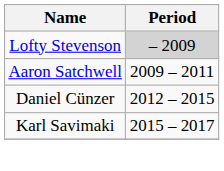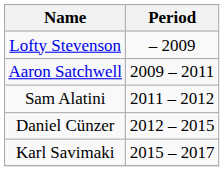(172, 44) lightgrey background -> (172, 44) no background
+ row: (65, 98)
